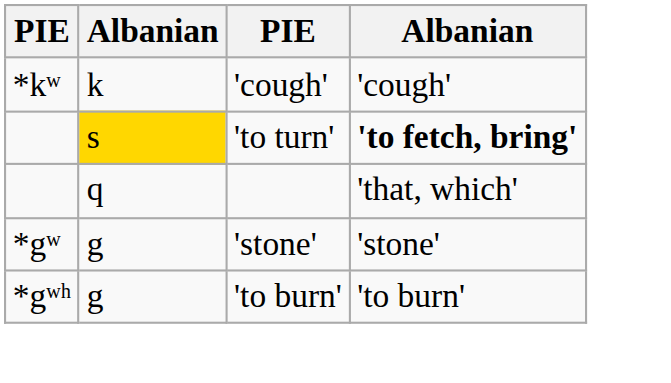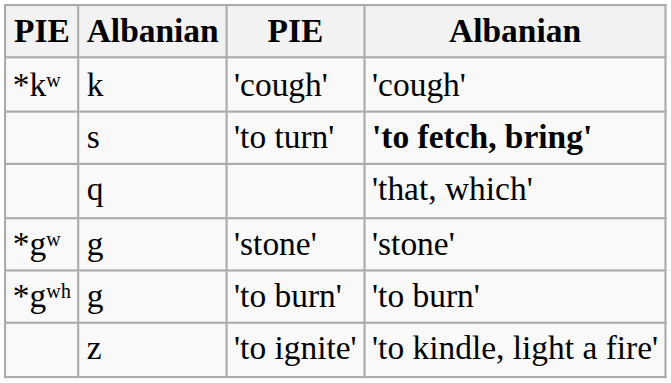(93, 137) gold background -> (93, 137) no background
+ row: (295, 349)
